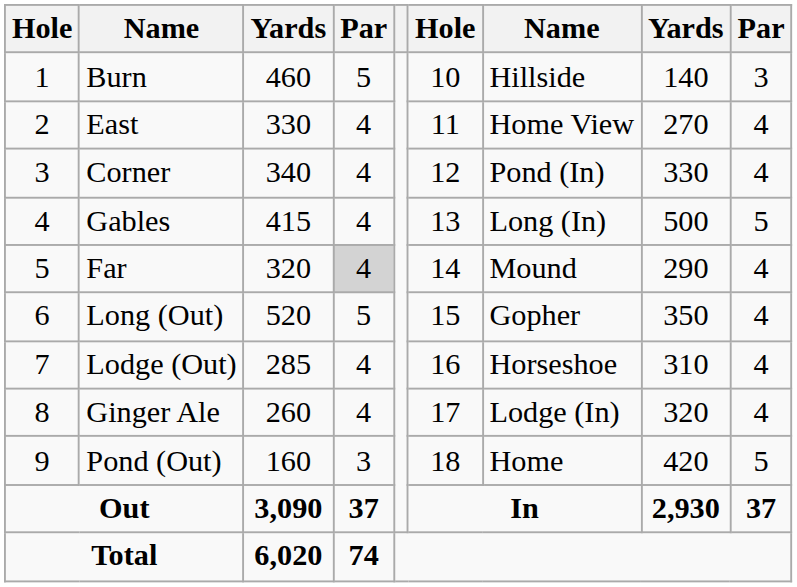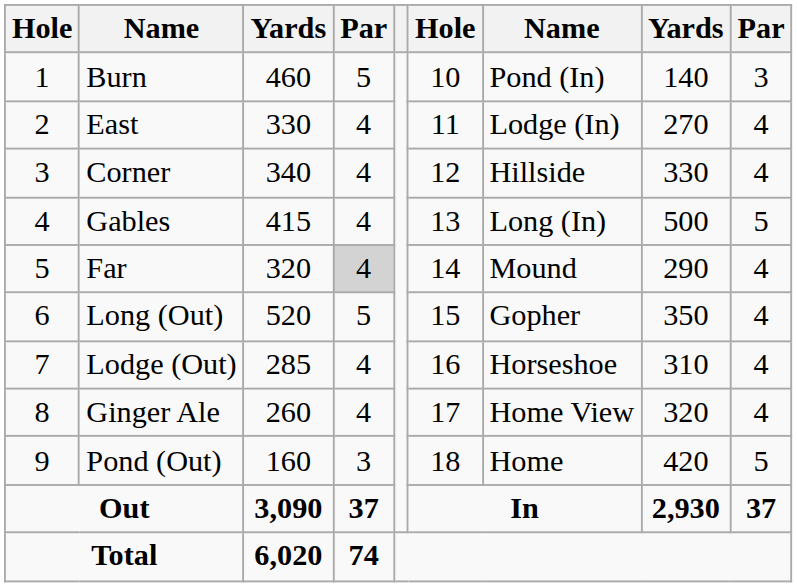(537, 76) Hillside -> (547, 76) Pond (In)
(562, 124) Home View -> (555, 124) Lodge (In)
(547, 172) Pond (In) -> (537, 172) Hillside
(555, 412) Lodge (In) -> (562, 412) Home View
